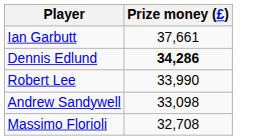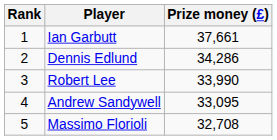+ column: (24, 15)
(178, 59) bold -> (218, 59) normal
(178, 102) 33,098 -> (218, 102) 33,095
